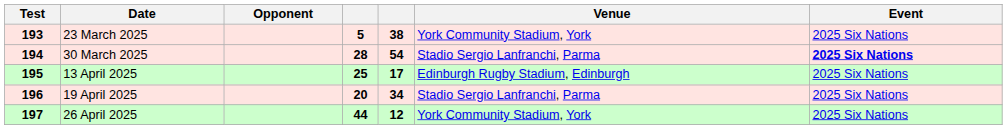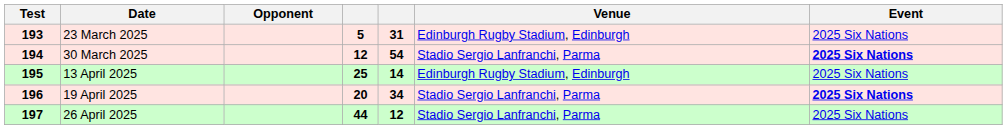(396, 34) 38 -> (396, 34) 31
(504, 34) York Community Stadium, York -> (523, 34) Edinburgh Rugby Stadium, Edinburgh
(360, 54) 28 -> (360, 54) 12
(396, 74) 17 -> (396, 74) 14
(860, 94) normal -> (863, 94) bold
(504, 114) York Community Stadium, York -> (509, 114) Stadio Sergio Lanfranchi, Parma
